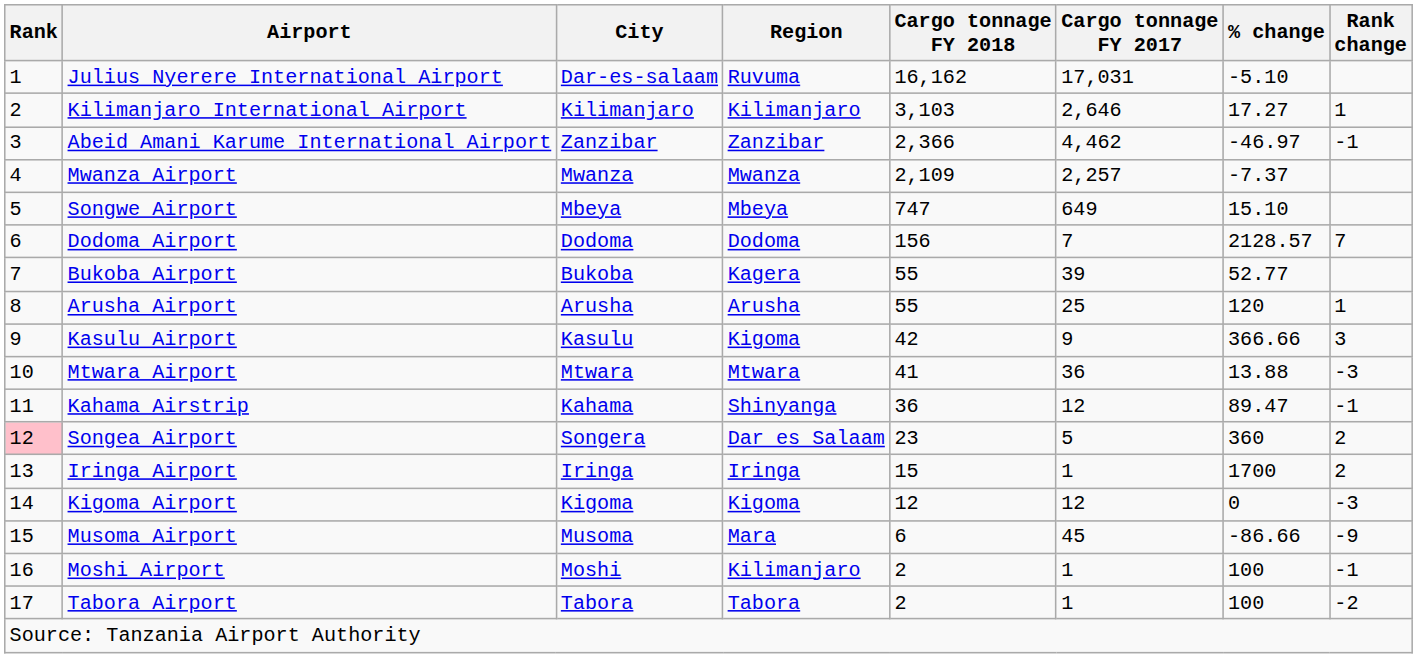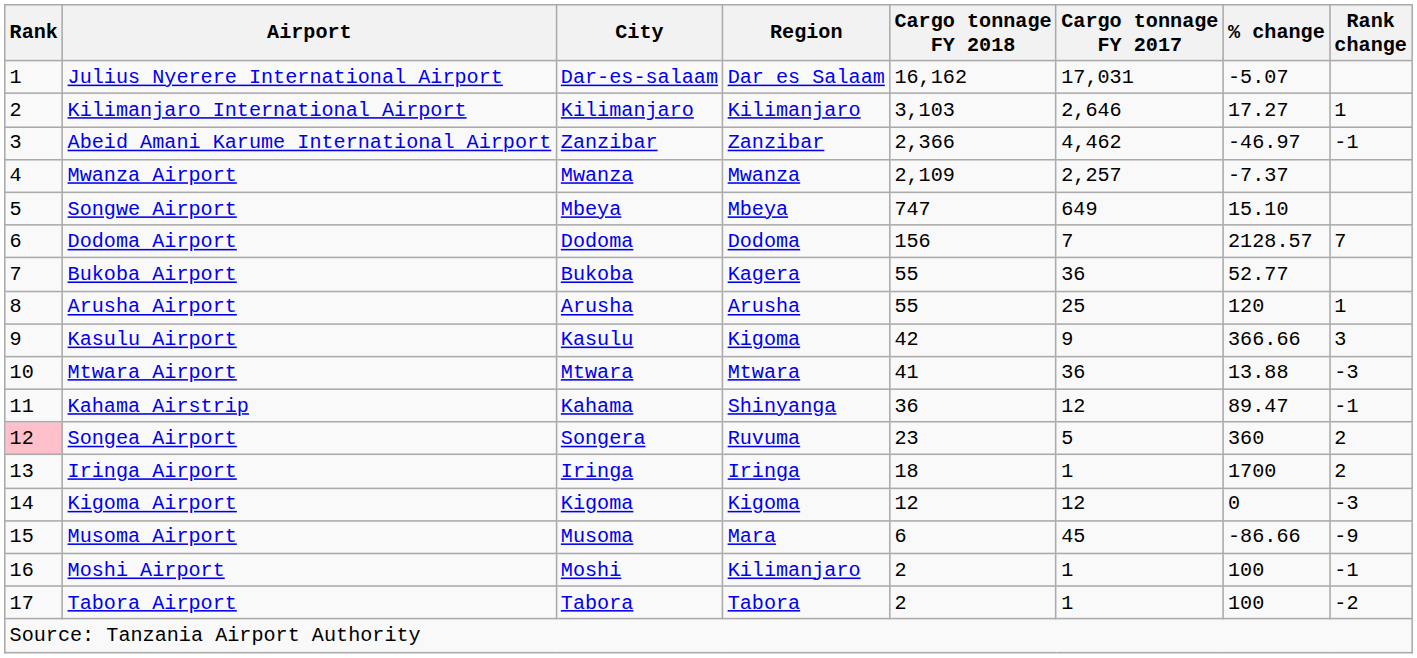(764, 77) Ruvuma -> (806, 77) Dar es Salaam
(1258, 77) -5.10 -> (1258, 77) -5.07
(1073, 274) 39 -> (1073, 274) 36
(806, 439) Dar es Salaam -> (764, 439) Ruvuma
(907, 471) 15 -> (907, 471) 18
